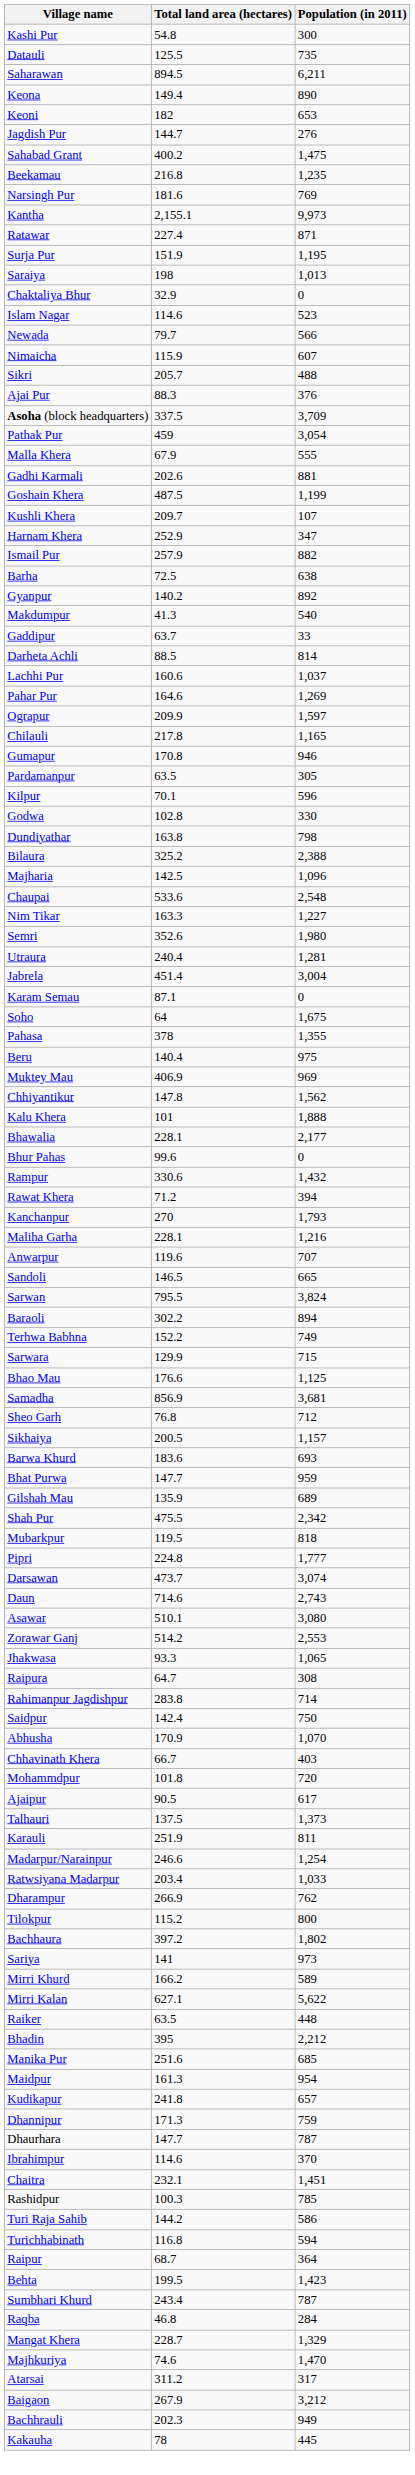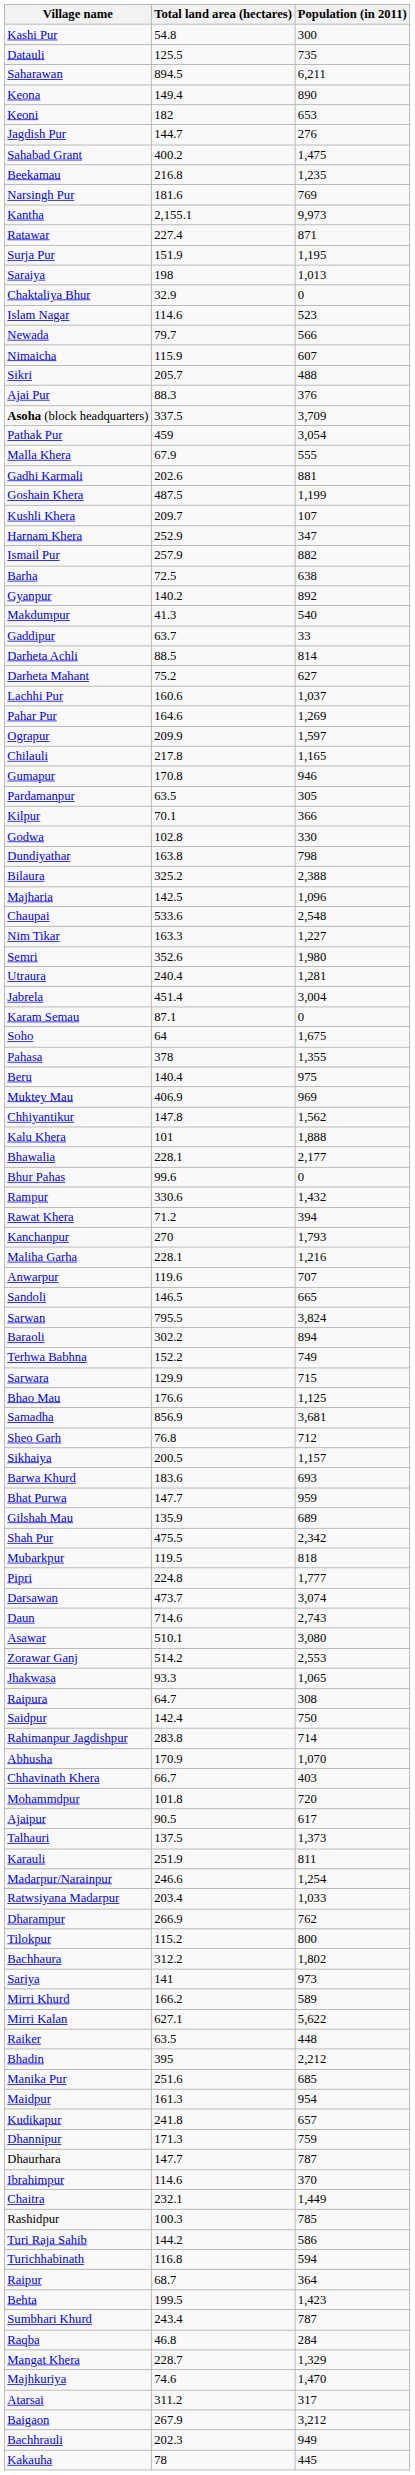+ row: (48, 676)
(307, 796) 596 -> (307, 816) 366
rows swapped: (68, 1698) <-> (27, 1718)
(168, 1938) 397.2 -> (168, 1959) 312.2
(312, 2179) 1,451 -> (312, 2199) 1,449
